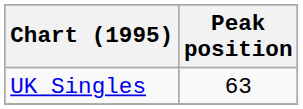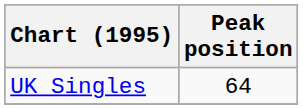(238, 86) 63 -> (238, 86) 64
